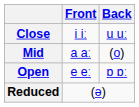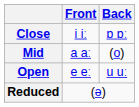(117, 33) u uː -> (117, 33) ɒ ɒː
(117, 72) ɒ ɒː -> (117, 72) u uː
